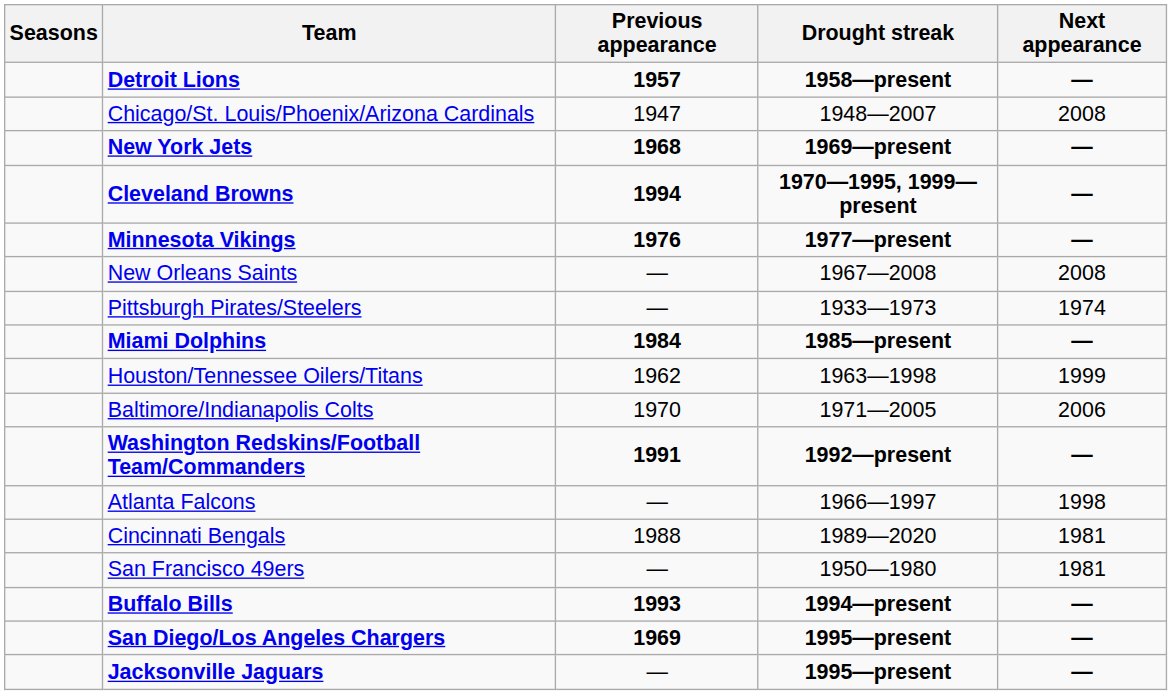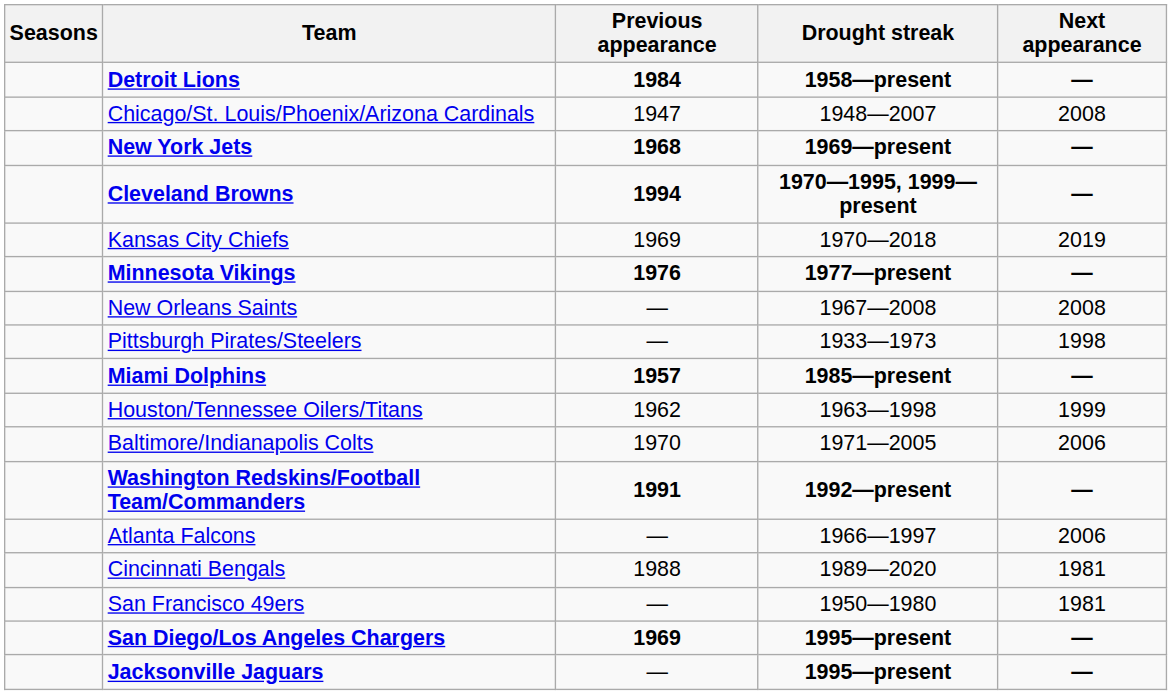(657, 79) 1957 -> (657, 79) 1984
+ row: (198, 239)
(1082, 307) 1974 -> (1082, 341) 1998
(657, 341) 1984 -> (657, 375) 1957
(1082, 501) 1998 -> (1082, 535) 2006
- row: (170, 603)
